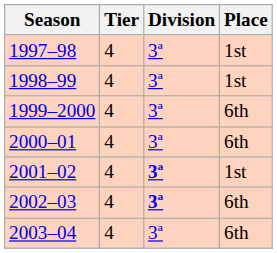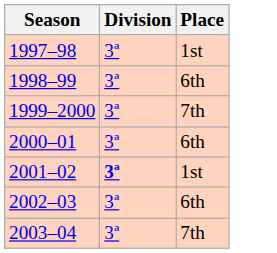- column: (122, 19)
(235, 80) 1st -> (193, 80) 6th
(236, 111) 6th -> (193, 111) 7th
(156, 202) bold -> (112, 202) normal
(236, 232) 6th -> (193, 232) 7th
